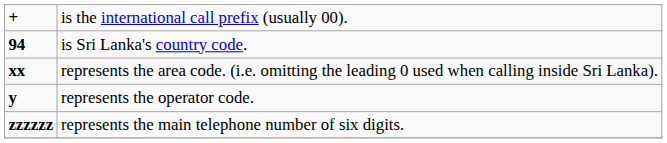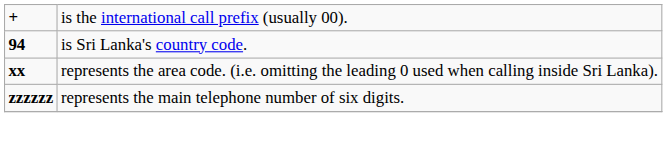- row: (13, 97)
